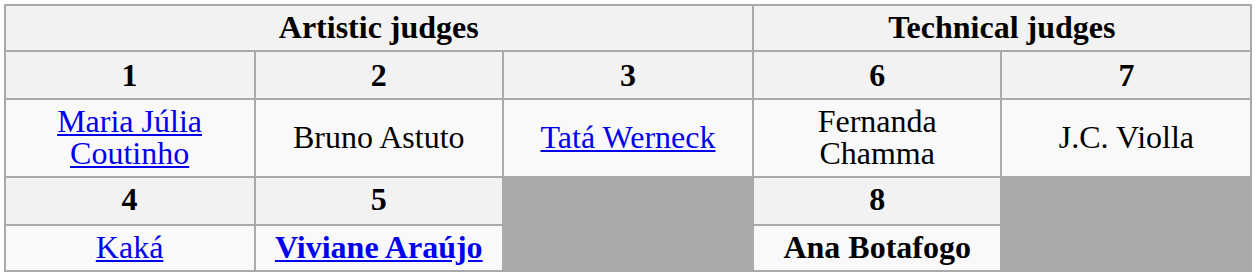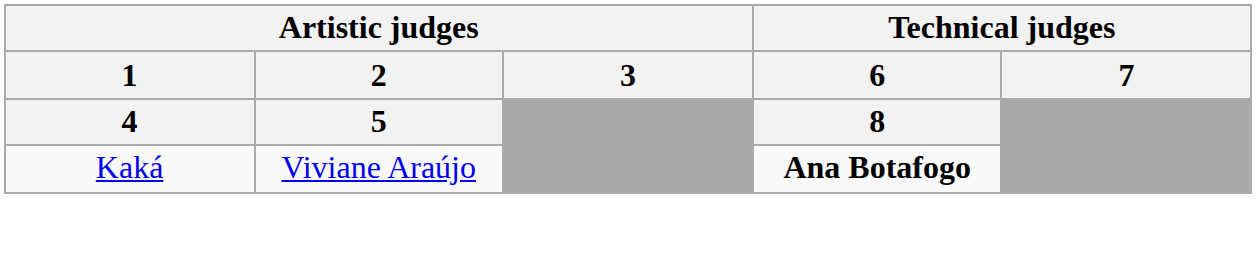- row: (130, 137)
(379, 246) bold -> (379, 168) normal
